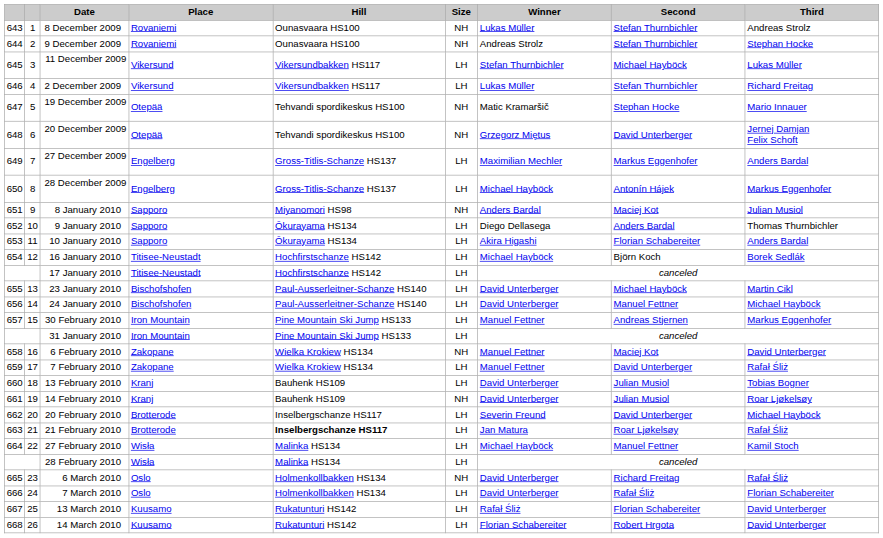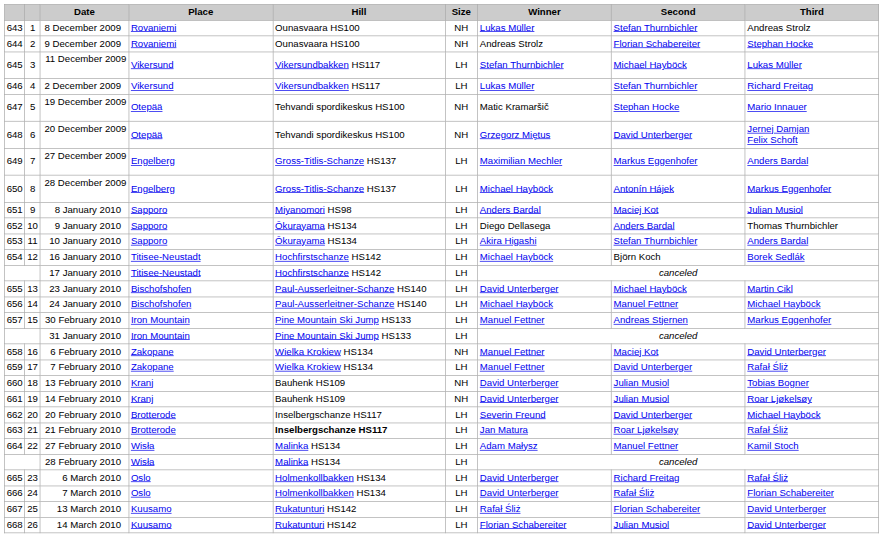(655, 43) Stefan Thurnbichler -> (657, 43) Florian Schabereiter
(461, 209) NH -> (461, 209) LH
(657, 241) Florian Schabereiter -> (655, 241) Stefan Thurnbichler
(519, 304) David Unterberger -> (516, 304) Michael Hayböck
(461, 383) LH -> (461, 383) NH
(516, 446) Michael Hayböck -> (509, 446) Adam Małysz
(461, 477) NH -> (461, 477) LH
(644, 524) Robert Hrgota -> (641, 524) Julian Musiol
